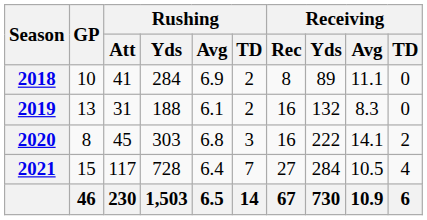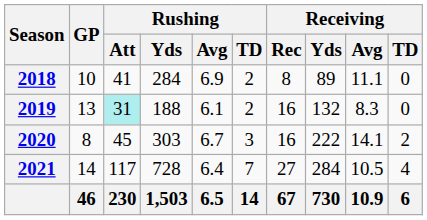(122, 109) no background -> (122, 109) paleturquoise background
(212, 139) 6.8 -> (212, 139) 6.7
(86, 169) 15 -> (86, 169) 14
